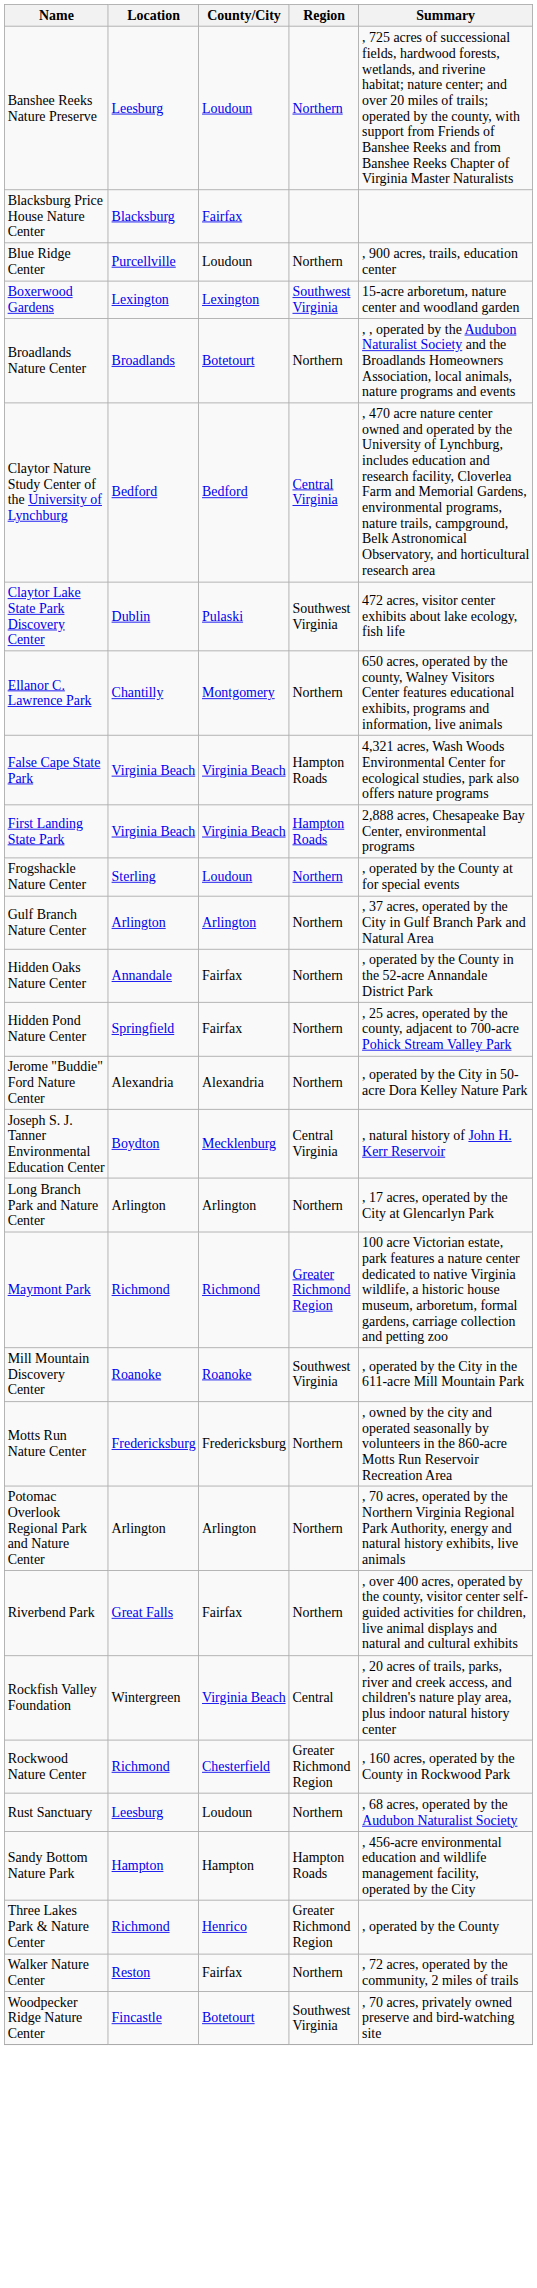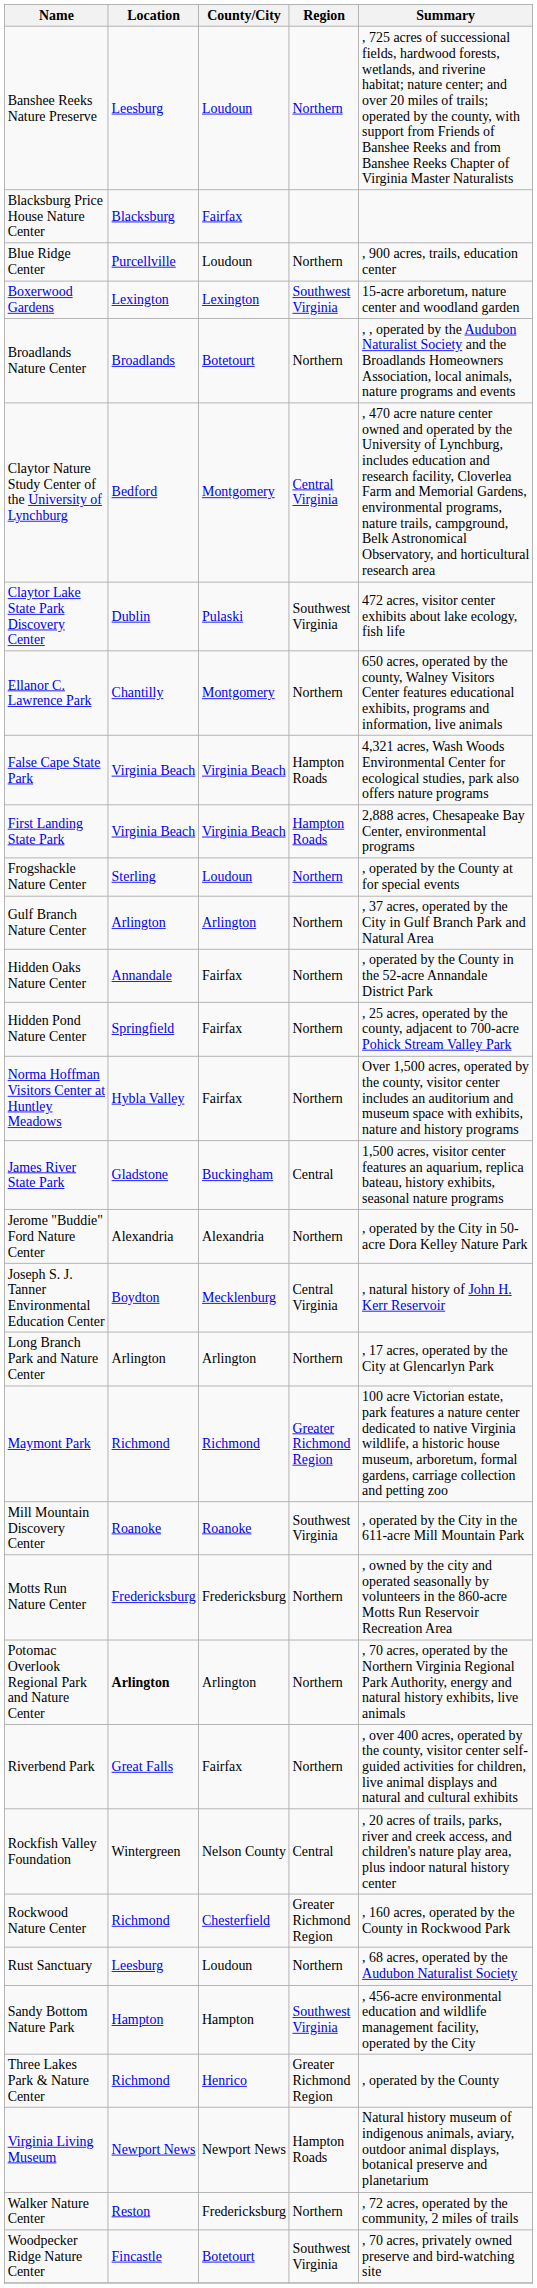(225, 492) Bedford -> (238, 492) Montgomery
+ row: (56, 1098)
+ row: (42, 1175)
(139, 1528) normal -> (141, 1682) bold
(244, 1697) Virginia Beach -> (244, 1851) Nelson County
(318, 1865) Hampton Roads -> (321, 2019) Southwest Virginia
+ row: (51, 2149)
(222, 1972) Fairfax -> (244, 2211) Fredericksburg
